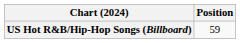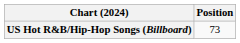(215, 30) 59 -> (215, 30) 73
